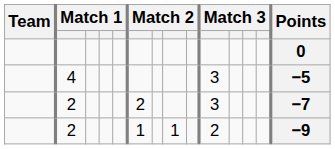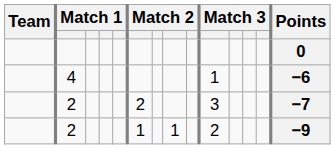(215, 78) 3 -> (215, 78) 1
(301, 78) −5 -> (301, 78) −6
